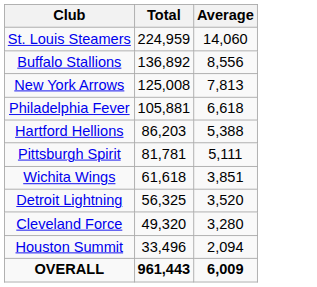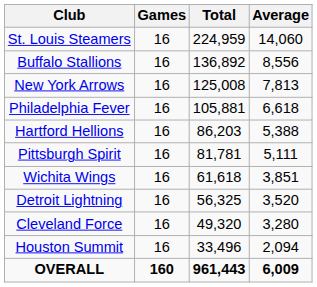+ column: (162, 16)
